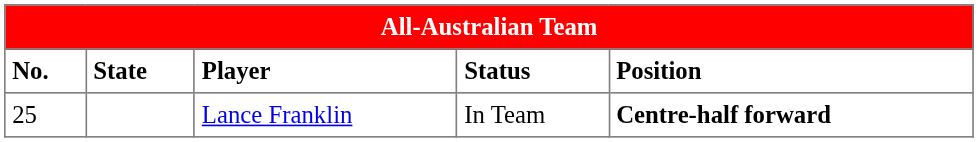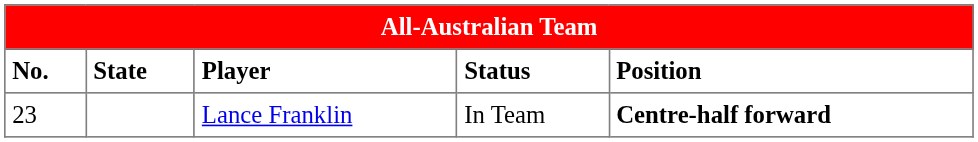(25, 114) 25 -> (25, 114) 23
